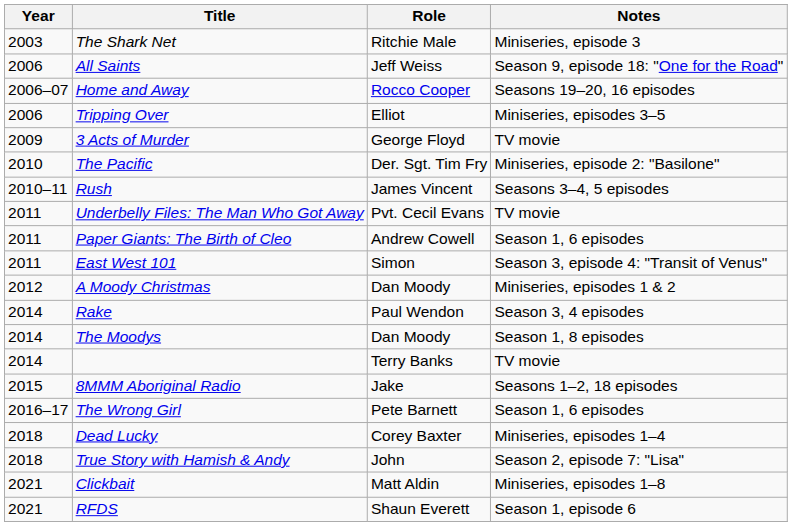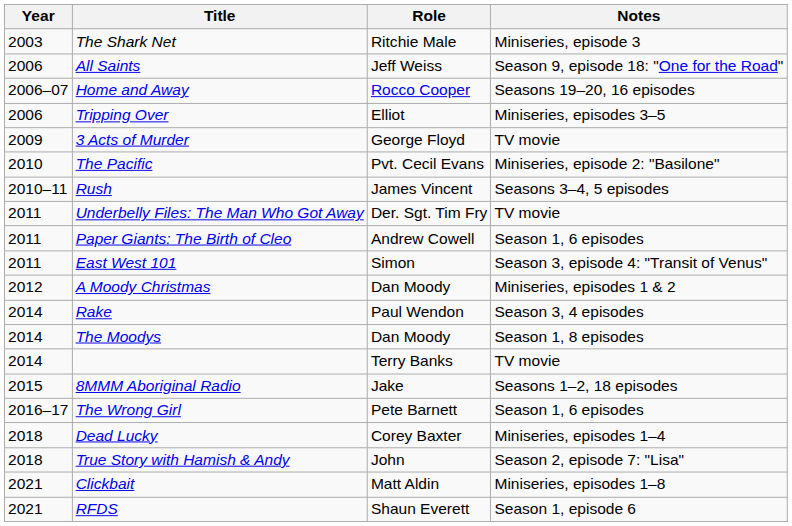(429, 164) Der. Sgt. Tim Fry -> (427, 164) Pvt. Cecil Evans
(427, 213) Pvt. Cecil Evans -> (429, 213) Der. Sgt. Tim Fry
